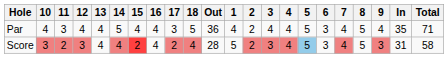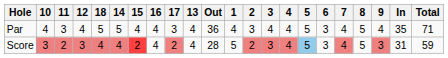columns swapped: (101, 13) <-> (193, 13)
(252, 29) 2 -> (252, 29) 3
(428, 45) 58 -> (428, 45) 59
